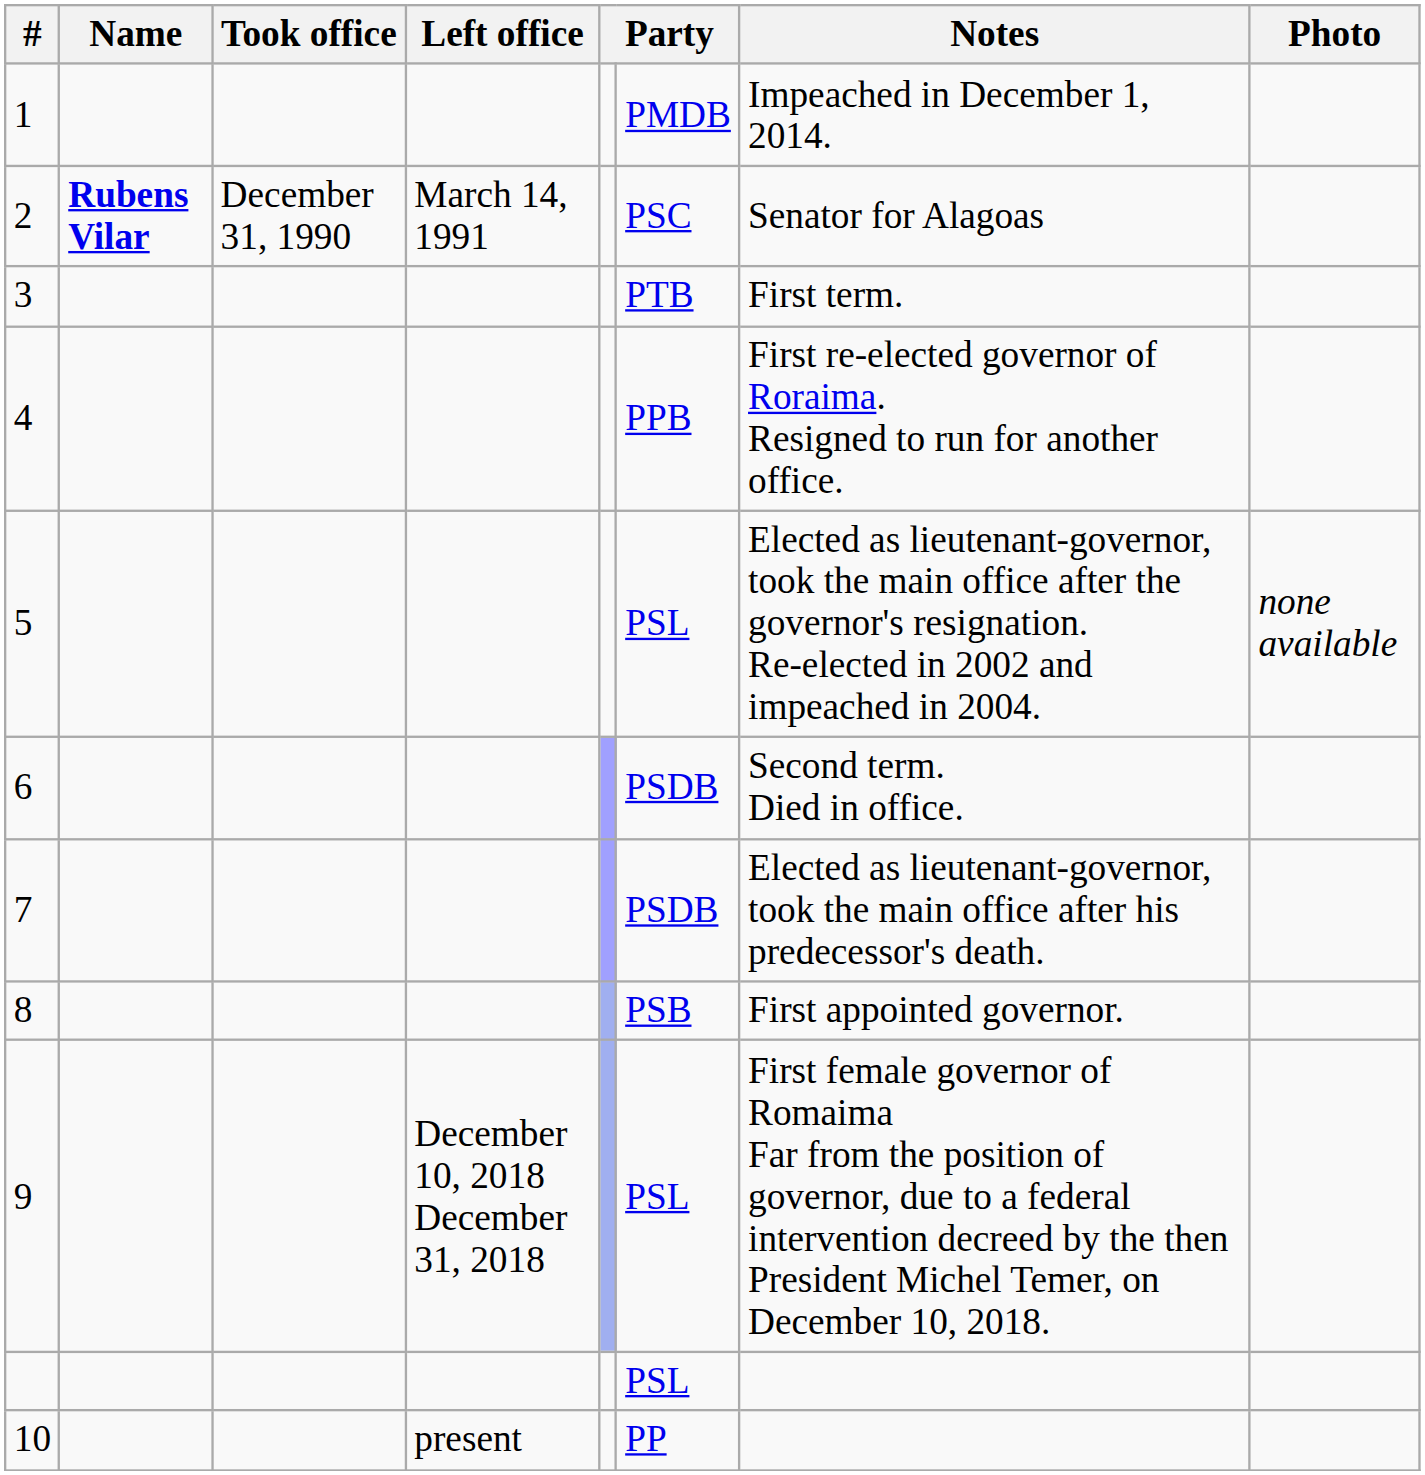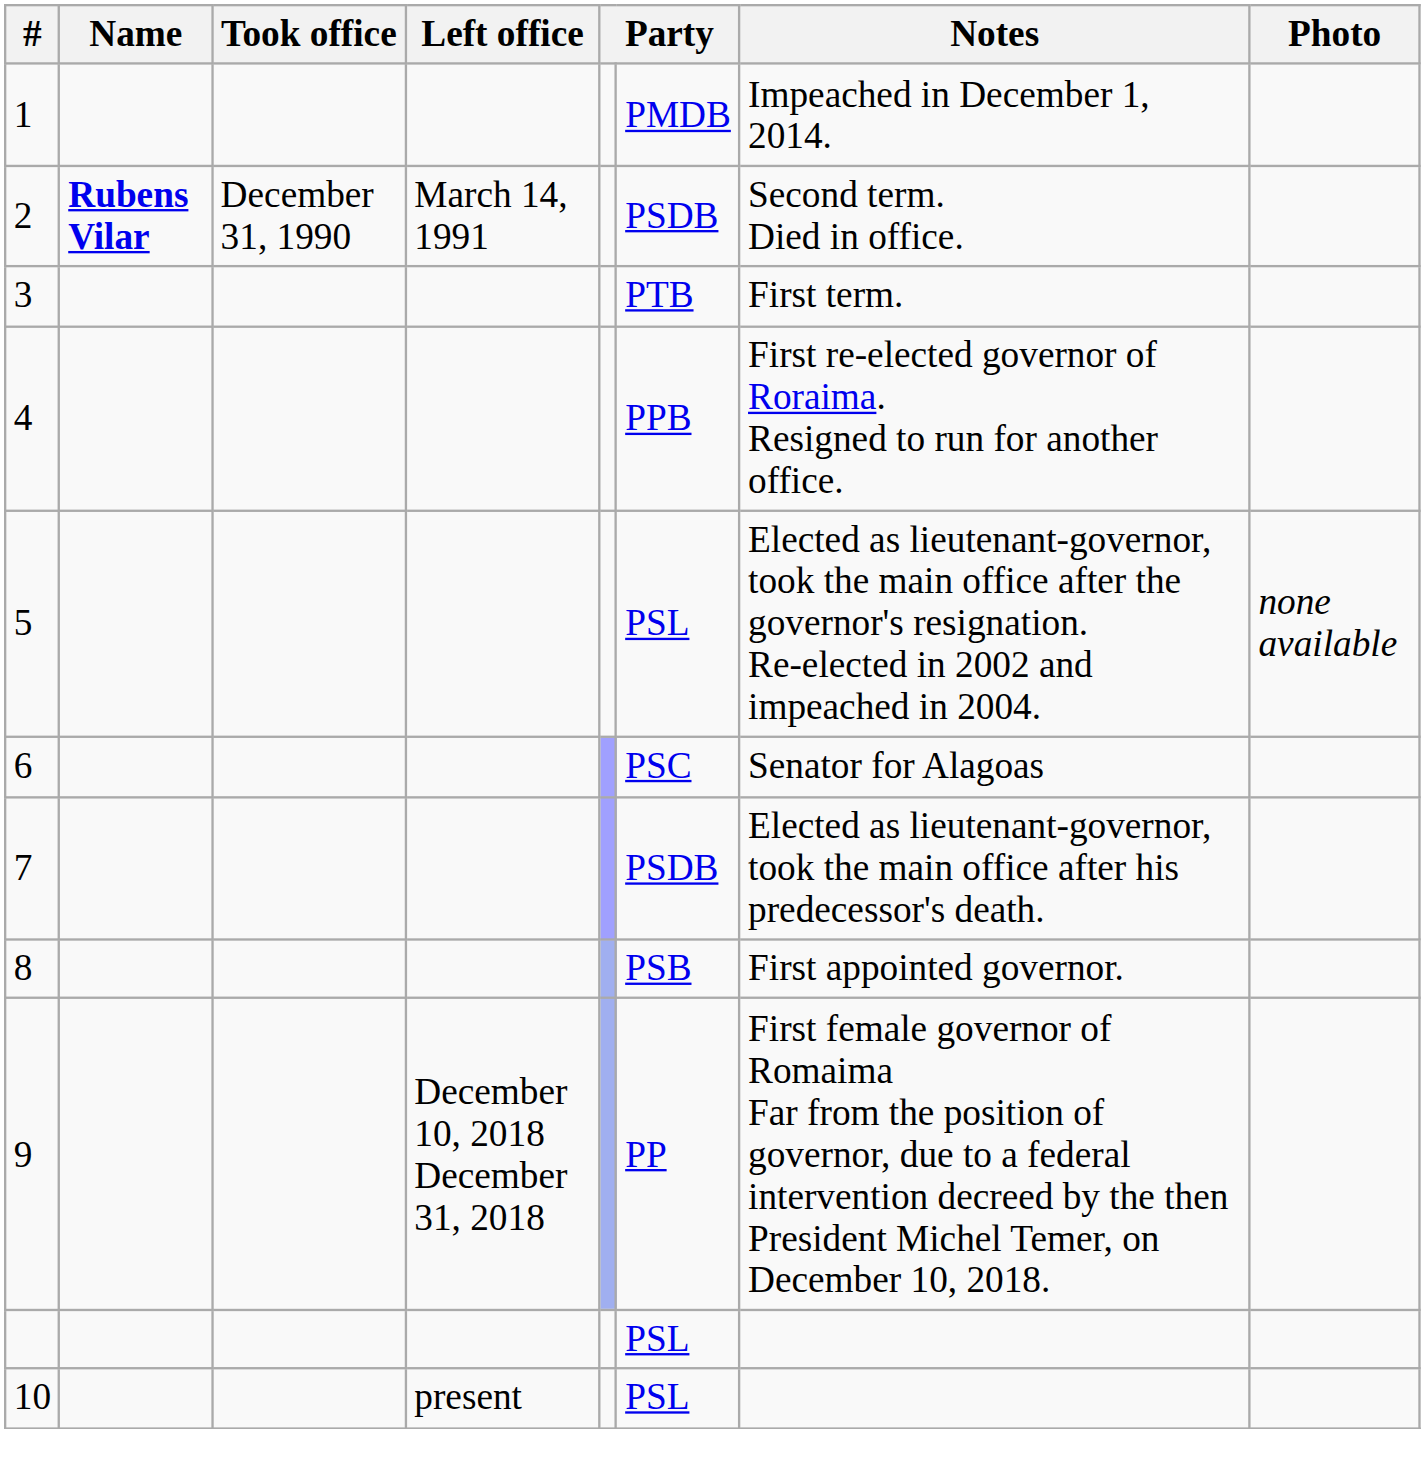(658, 215) PSC -> (672, 215) PSDB
(896, 215) Senator for Alagoas -> (856, 215) Second term. Died in office.
(672, 787) PSDB -> (658, 766) PSC
(856, 787) Second term. Died in office. -> (896, 766) Senator for Alagoas
(657, 1195) PSL -> (646, 1153) PP
(646, 1439) PP -> (657, 1397) PSL
